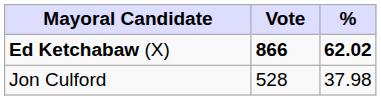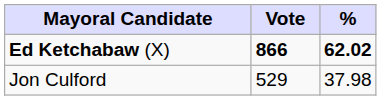(272, 79) 528 -> (272, 79) 529
